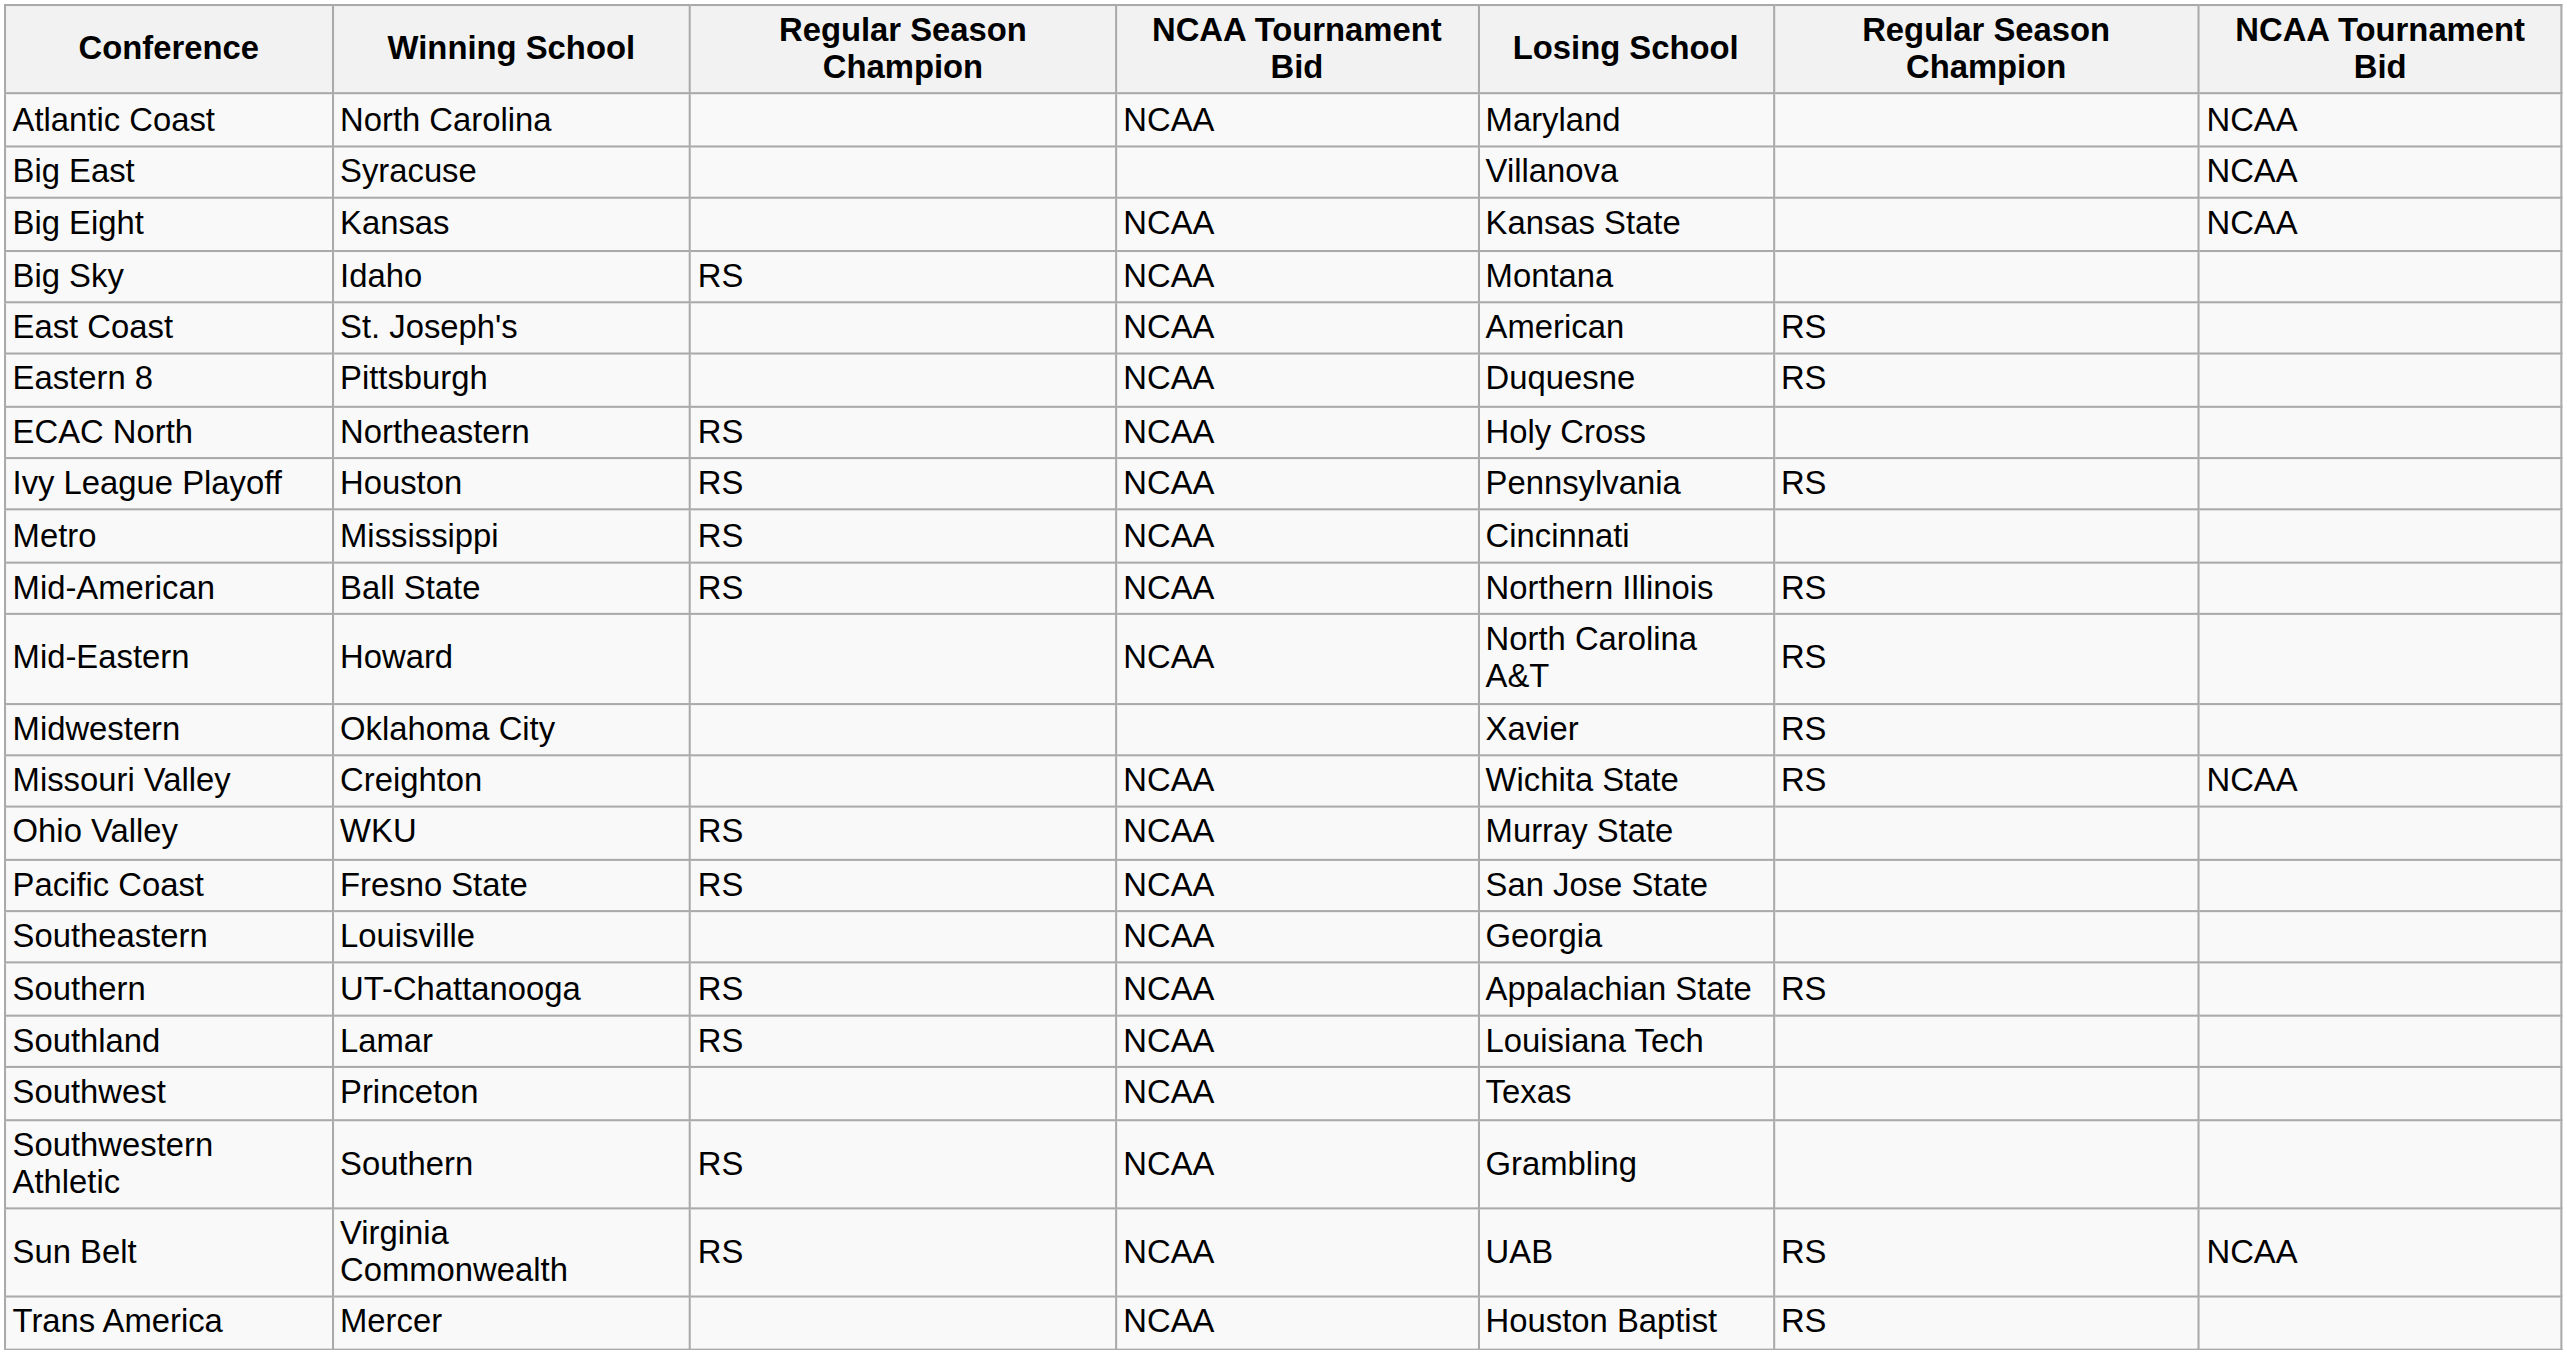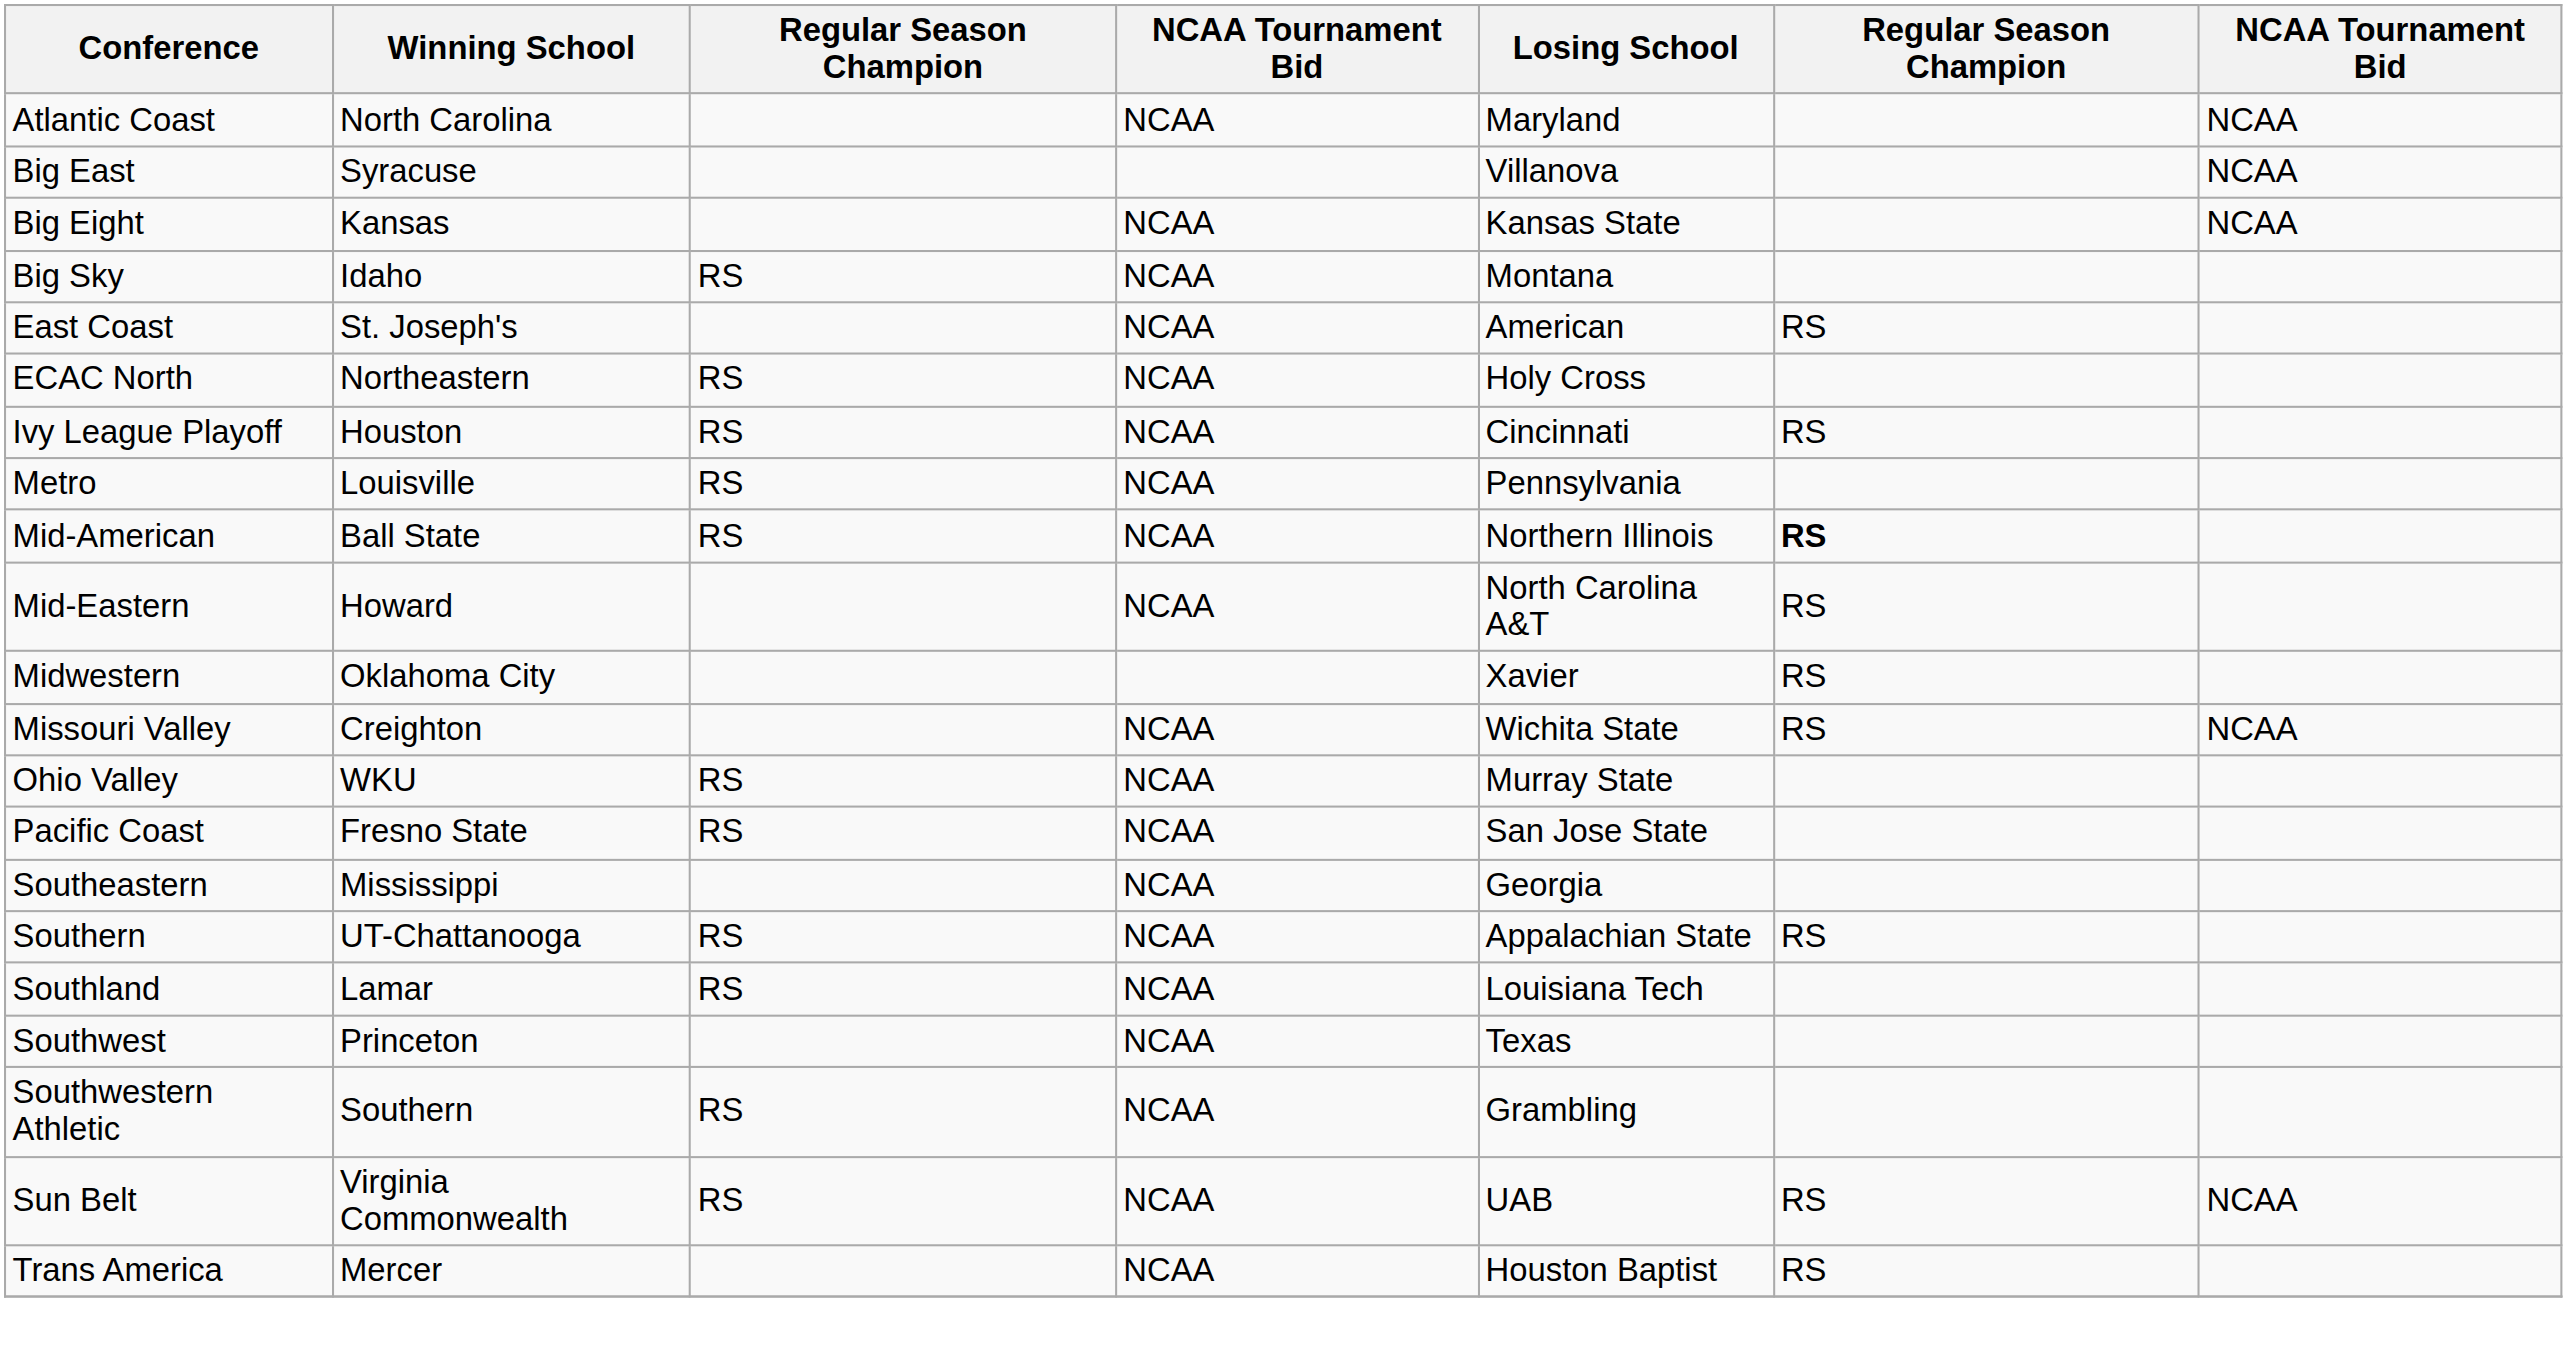- row: (83, 379)
(1583, 483) Pennsylvania -> (1558, 431) Cincinnati
(419, 535) Mississippi -> (407, 483) Louisville
(1558, 535) Cincinnati -> (1583, 483) Pennsylvania
(1804, 587) normal -> (1804, 535) bold
(407, 936) Louisville -> (419, 884) Mississippi
